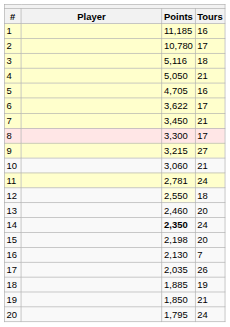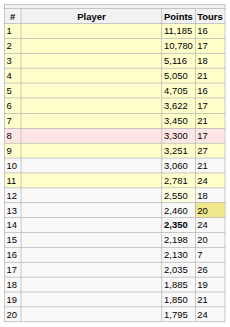(176, 151) 3,215 -> (176, 151) 3,251
(202, 210) no background -> (202, 210) khaki background
